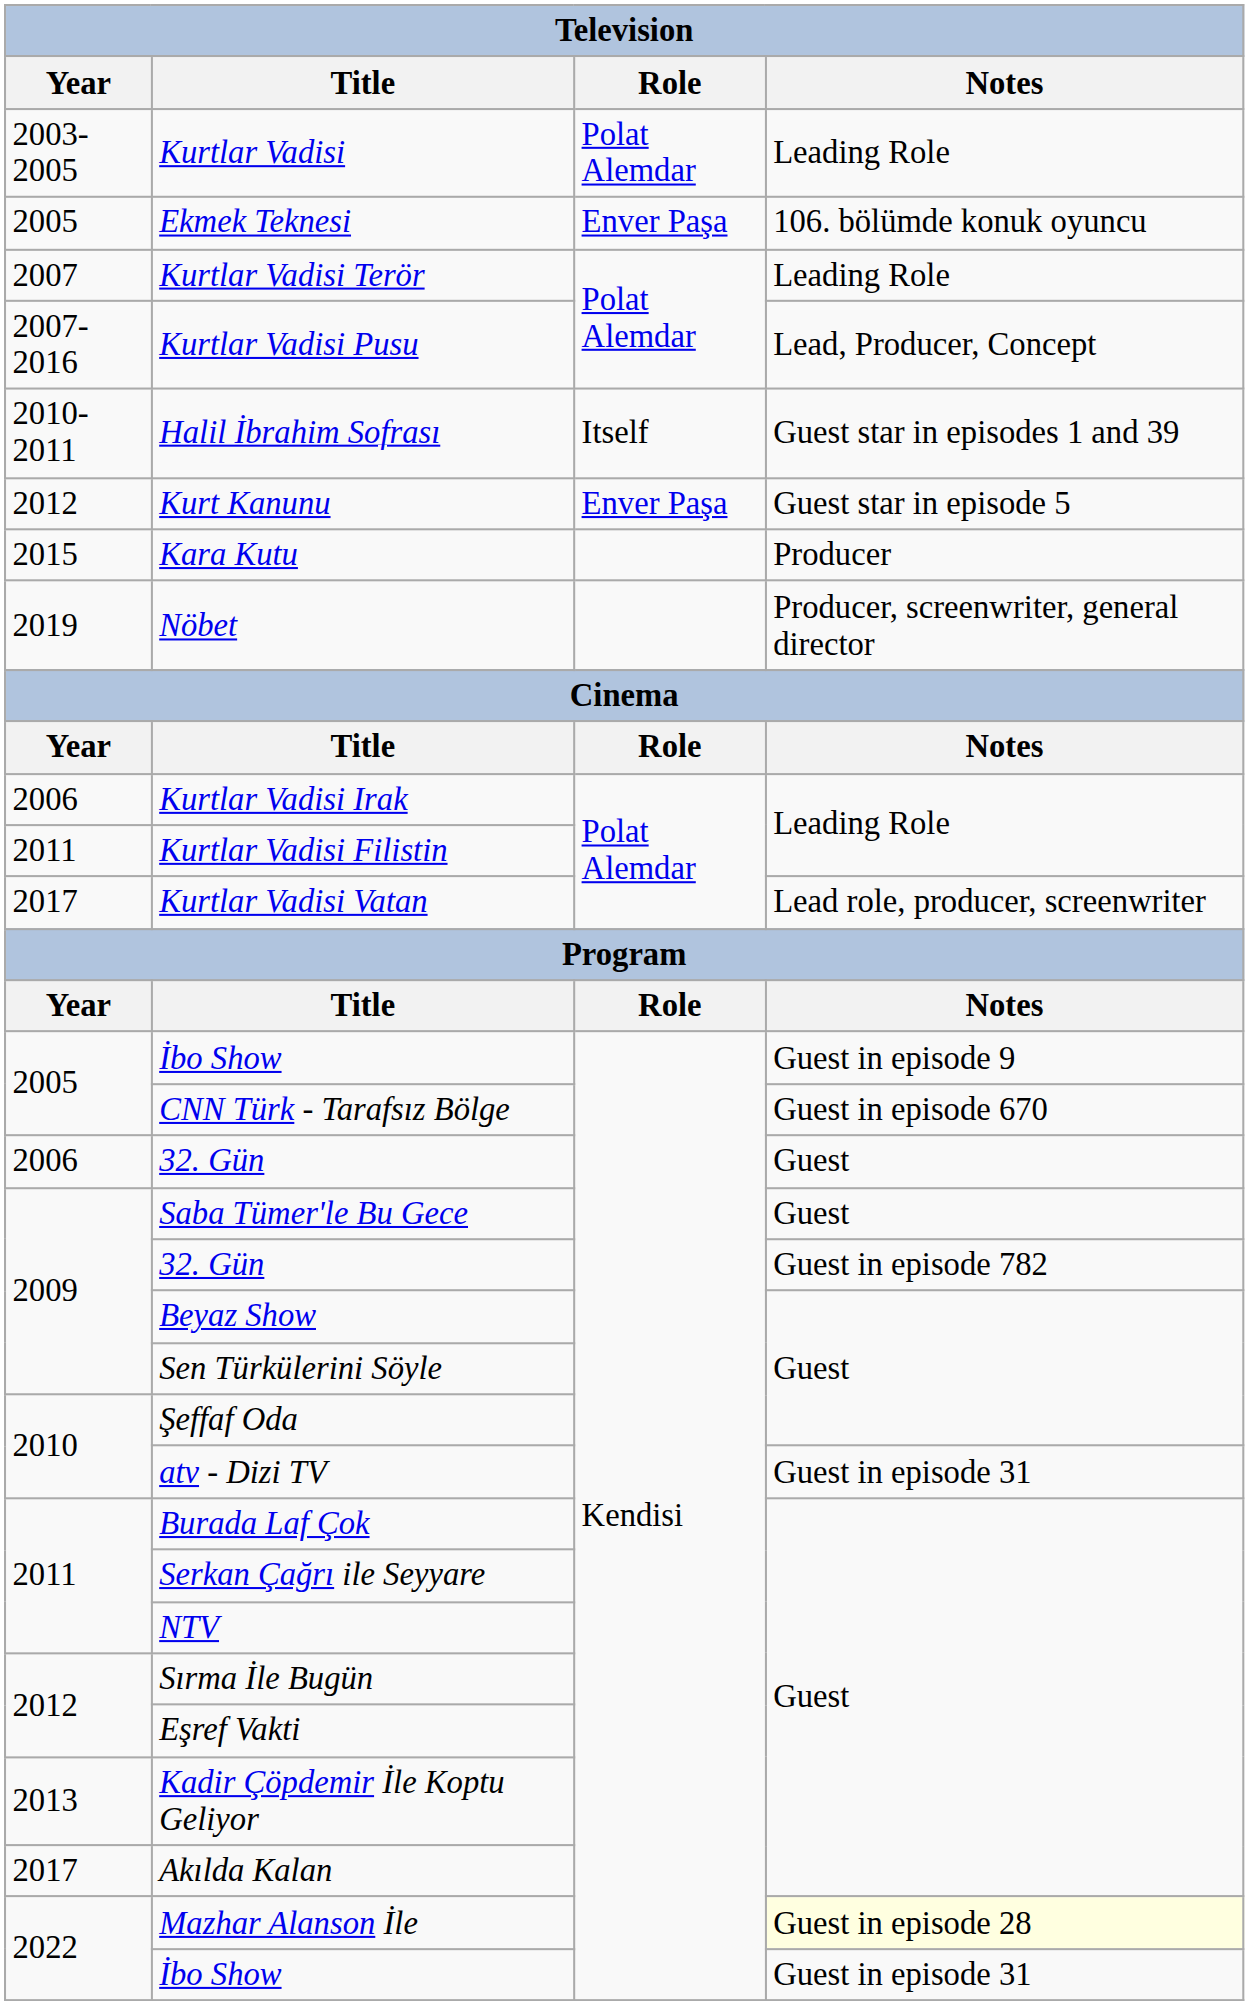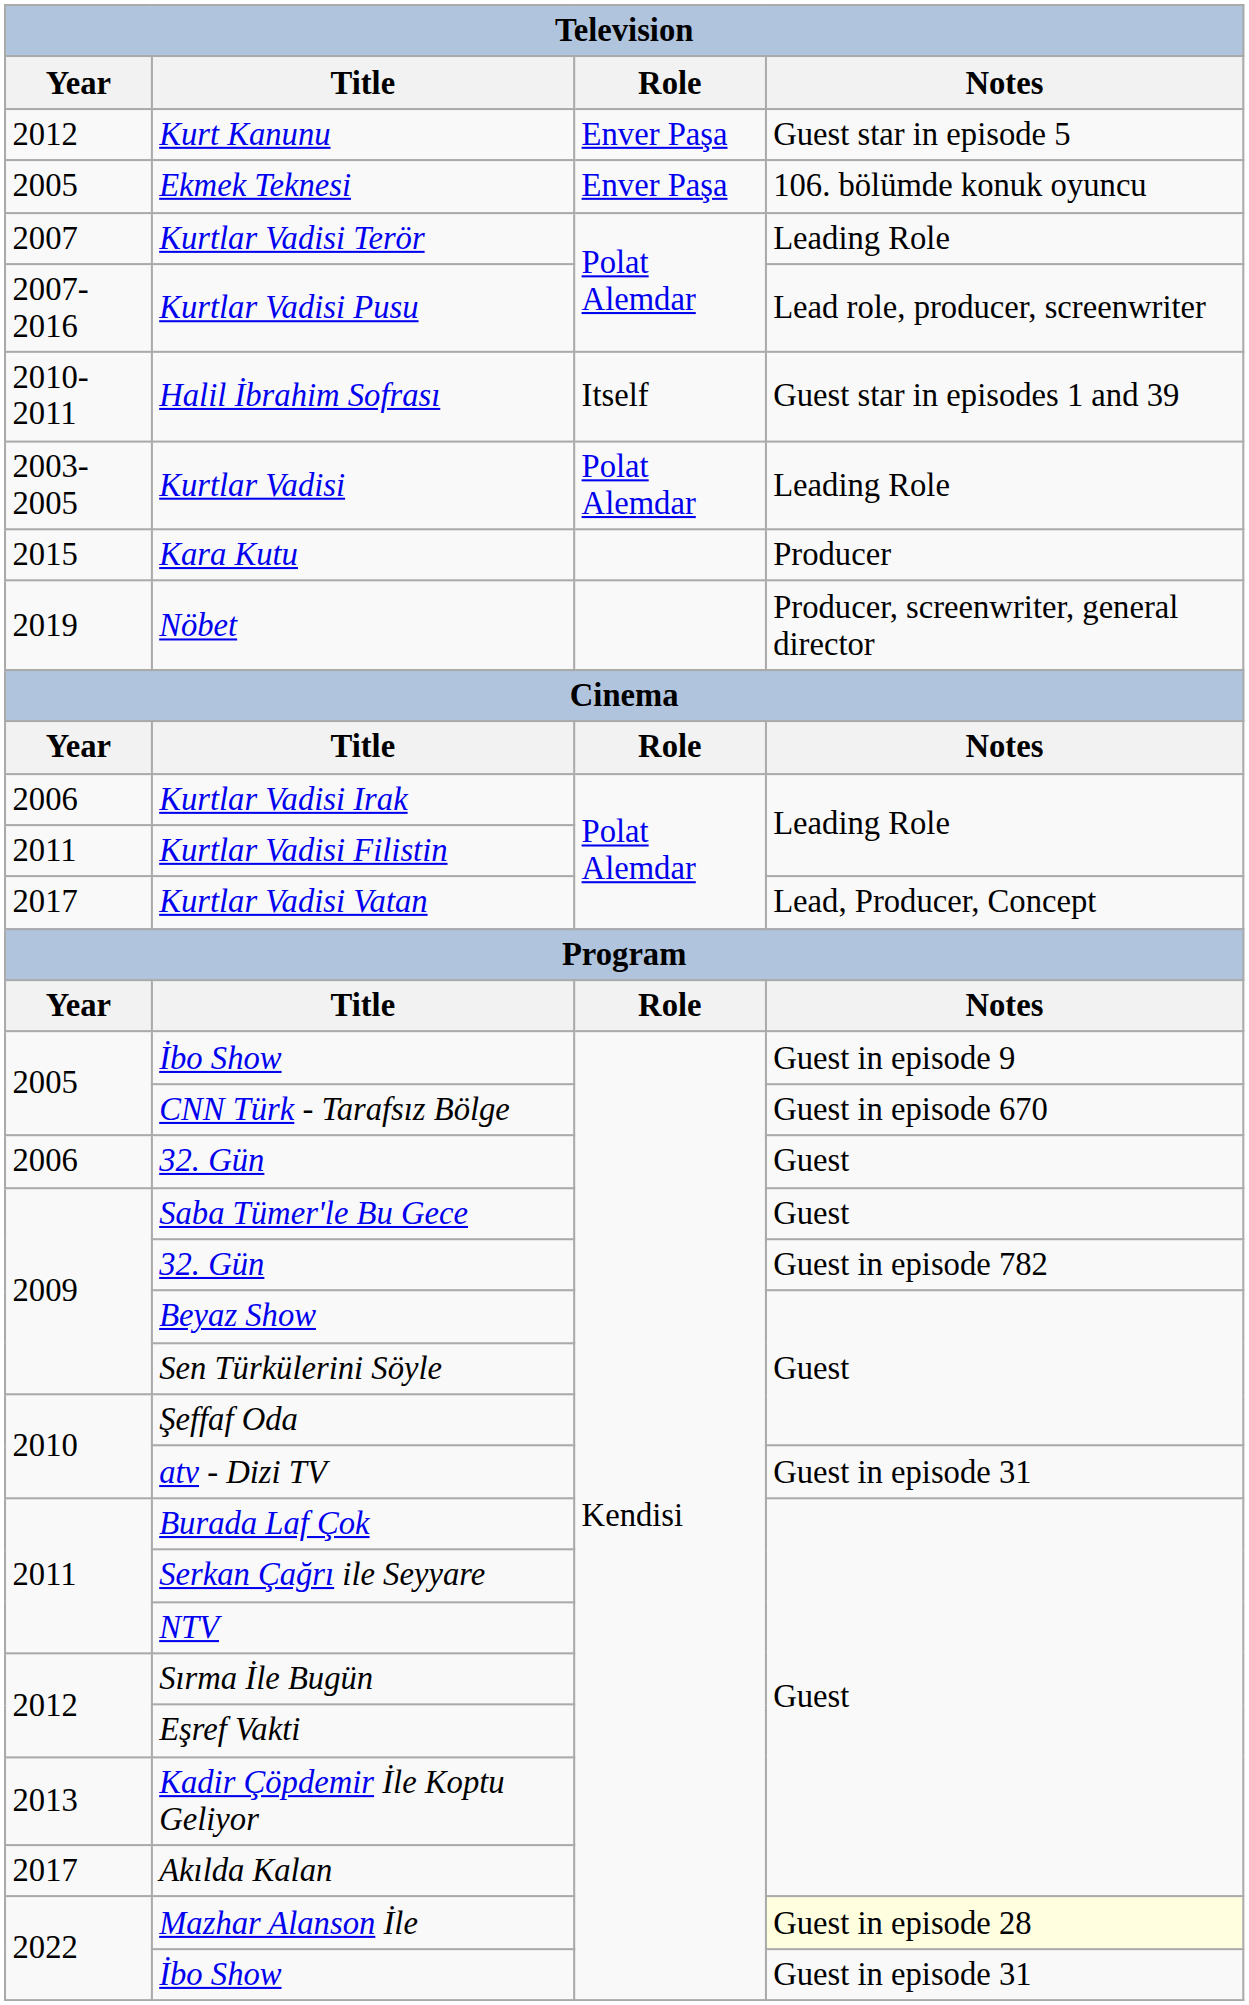rows swapped: (51, 152) <-> (45, 502)
(935, 344) Lead, Producer, Concept -> (990, 307) Lead role, producer, screenwriter
(990, 901) Lead role, producer, screenwriter -> (935, 901) Lead, Producer, Concept
